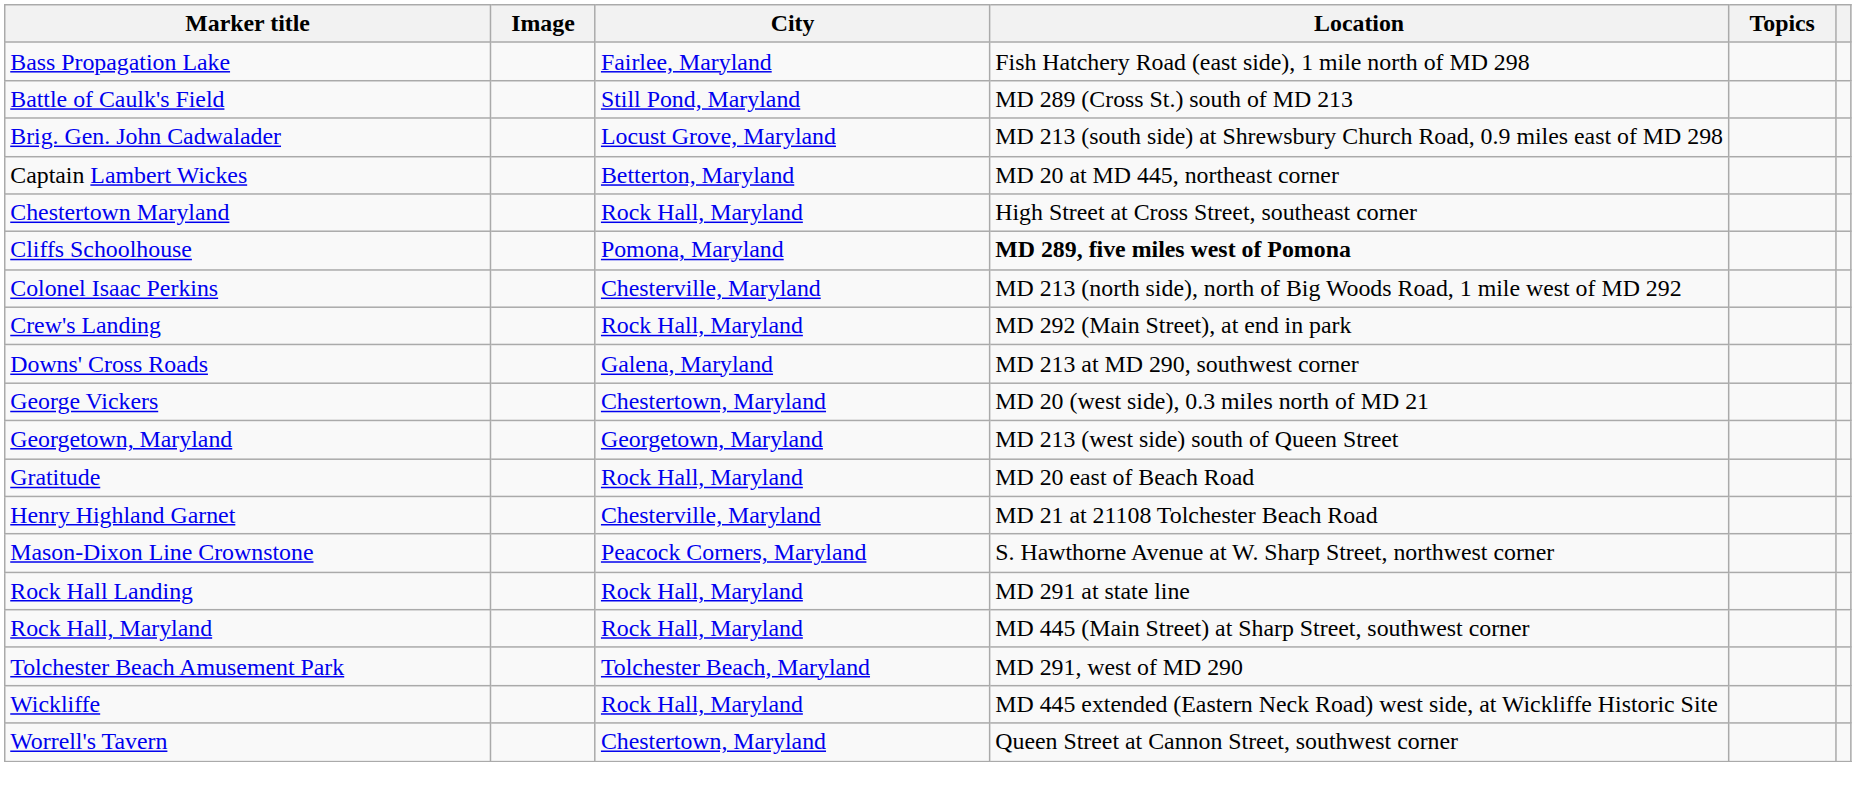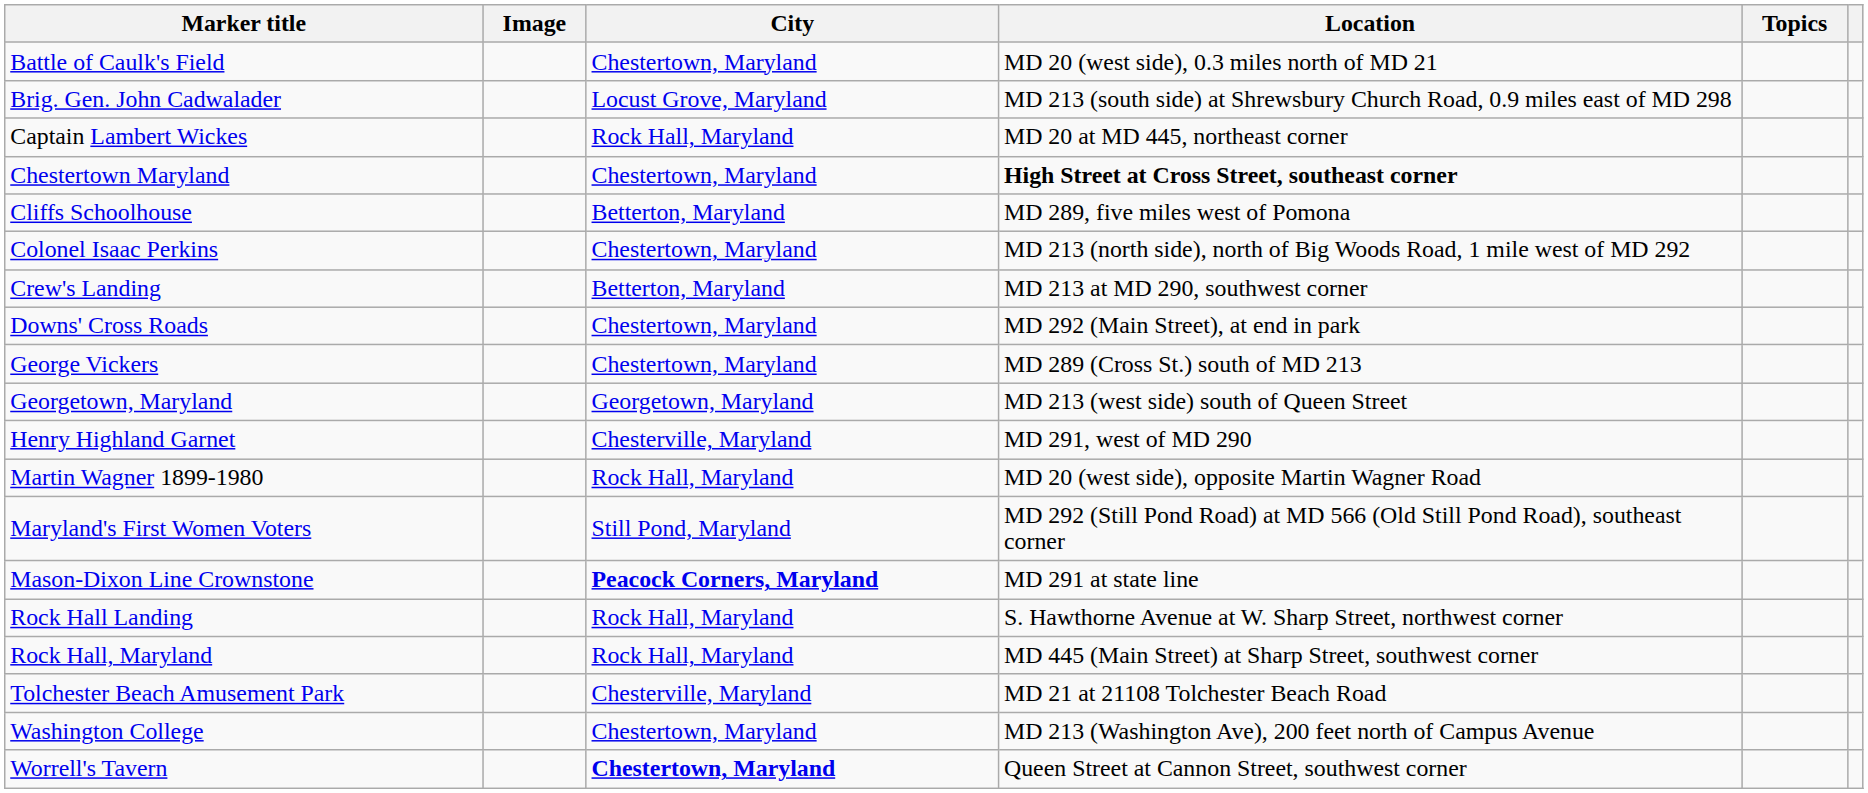- row: (120, 61)
(701, 99) Still Pond, Maryland -> (704, 61) Chestertown, Maryland
(1174, 99) MD 289 (Cross St.) south of MD 213 -> (1221, 61) MD 20 (west side), 0.3 miles north of MD 21
(698, 174) Betterton, Maryland -> (692, 136) Rock Hall, Maryland
(702, 212) Rock Hall, Maryland -> (704, 174) Chestertown, Maryland
(1206, 212) normal -> (1231, 174) bold
(692, 250) Pomona, Maryland -> (688, 212) Betterton, Maryland
(1173, 250) bold -> (1177, 212) normal
(711, 288) Chesterville, Maryland -> (704, 250) Chestertown, Maryland
(702, 325) Rock Hall, Maryland -> (688, 288) Betterton, Maryland
(1173, 325) MD 292 (Main Street), at end in park -> (1186, 288) MD 213 at MD 290, southwest corner
(687, 363) Galena, Maryland -> (704, 325) Chestertown, Maryland
(1177, 363) MD 213 at MD 290, southwest corner -> (1182, 325) MD 292 (Main Street), at end in park
(1212, 401) MD 20 (west side), 0.3 miles north of MD 21 -> (1183, 363) MD 289 (Cross St.) south of MD 213
- row: (55, 477)
(1186, 514) MD 21 at 21108 Tolchester Beach Road -> (1128, 439) MD 291, west of MD 290
+ row: (137, 477)
+ row: (161, 528)
(734, 552) normal -> (735, 579) bold
(1275, 552) S. Hawthorne Avenue at W. Sharp Street, northwest corner -> (1101, 579) MD 291 at state line
(1093, 590) MD 291 at state line -> (1283, 617) S. Hawthorne Avenue at W. Sharp Street, northwest corner
(735, 666) Tolchester Beach, Maryland -> (701, 692) Chesterville, Maryland
(1119, 666) MD 291, west of MD 290 -> (1195, 692) MD 21 at 21108 Tolchester Beach Road
+ row: (107, 730)
- row: (55, 703)
(713, 741) normal -> (713, 768) bold
